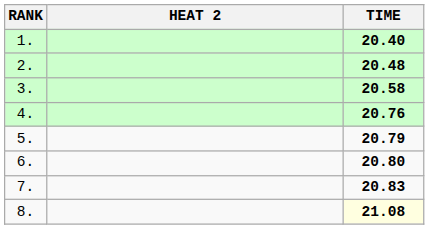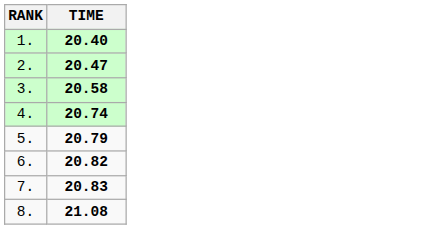- column: (195, 16)
(383, 65) 20.48 -> (86, 65) 20.47
(383, 114) 20.76 -> (86, 114) 20.74
(383, 163) 20.80 -> (86, 163) 20.82
(383, 211) lightyellow background -> (86, 211) no background
